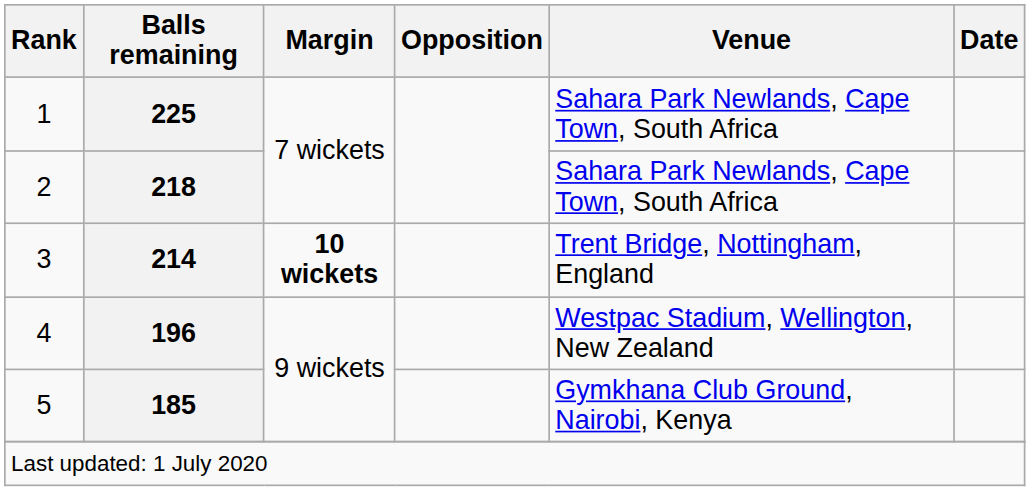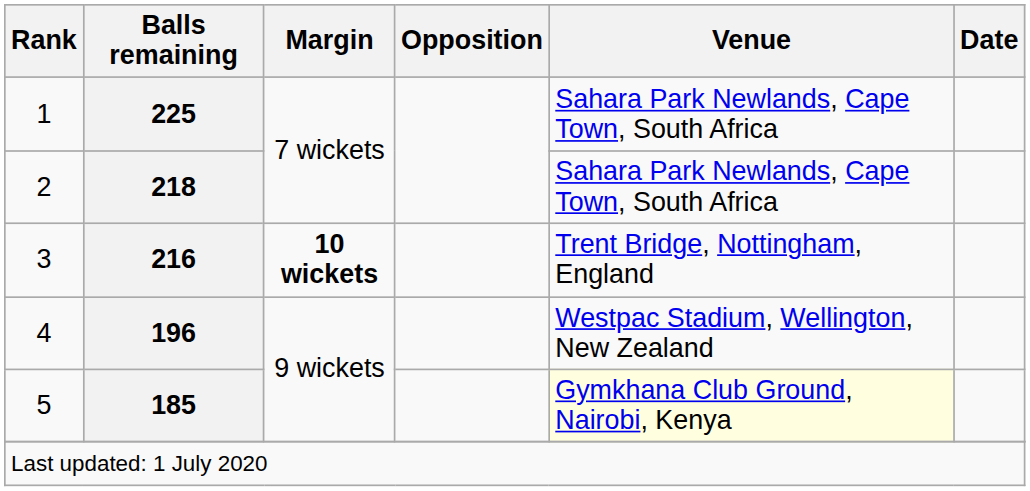(174, 259) 214 -> (174, 259) 216
(704, 405) no background -> (704, 405) lightyellow background
